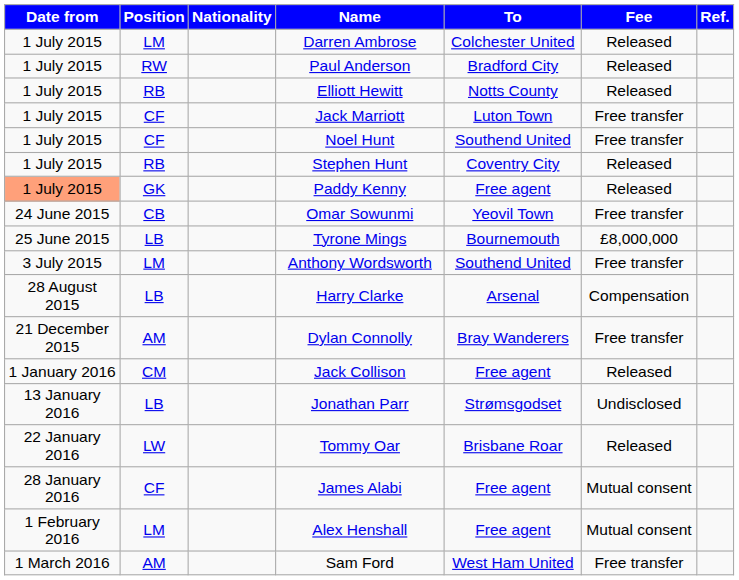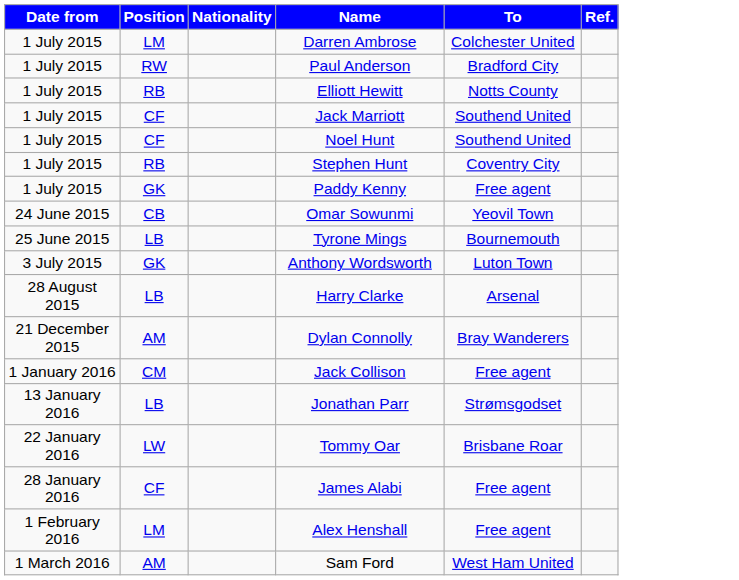- column: (639, 17)
(513, 115) Luton Town -> (513, 115) Southend United
(62, 189) lightsalmon background -> (62, 189) no background
(154, 263) LM -> (154, 263) GK
(513, 263) Southend United -> (513, 263) Luton Town
